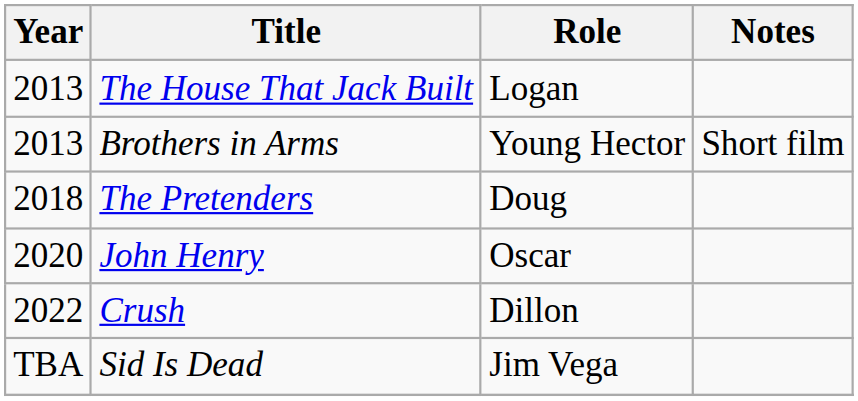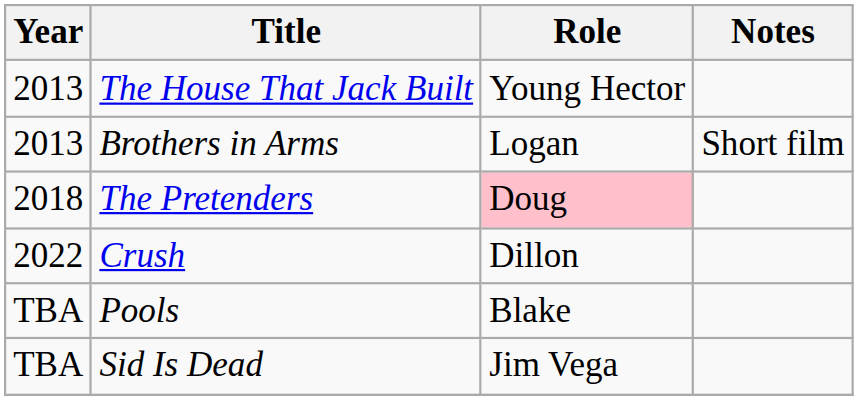(534, 87) Logan -> (587, 87) Young Hector
(587, 143) Young Hector -> (534, 143) Logan
(528, 198) no background -> (528, 198) pink background
- row: (182, 254)
+ row: (139, 310)
